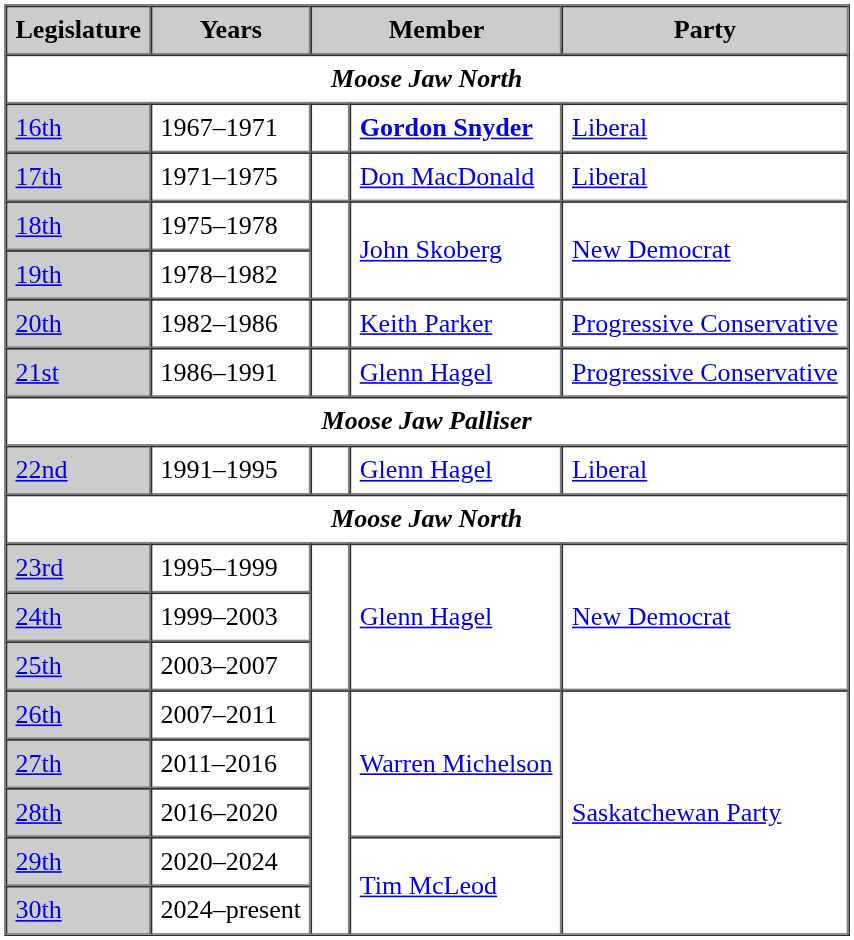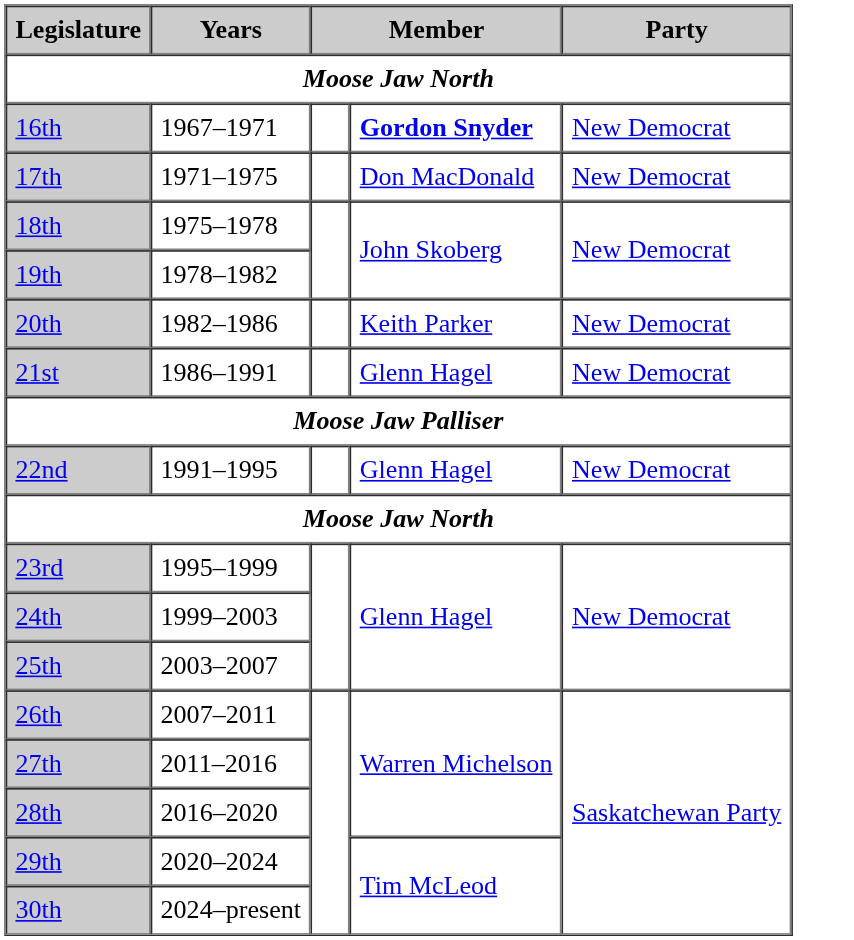(610, 127) Liberal -> (651, 127) New Democrat
(610, 176) Liberal -> (651, 176) New Democrat
(705, 323) Progressive Conservative -> (651, 323) New Democrat
(705, 372) Progressive Conservative -> (651, 372) New Democrat
(610, 469) Liberal -> (651, 469) New Democrat
